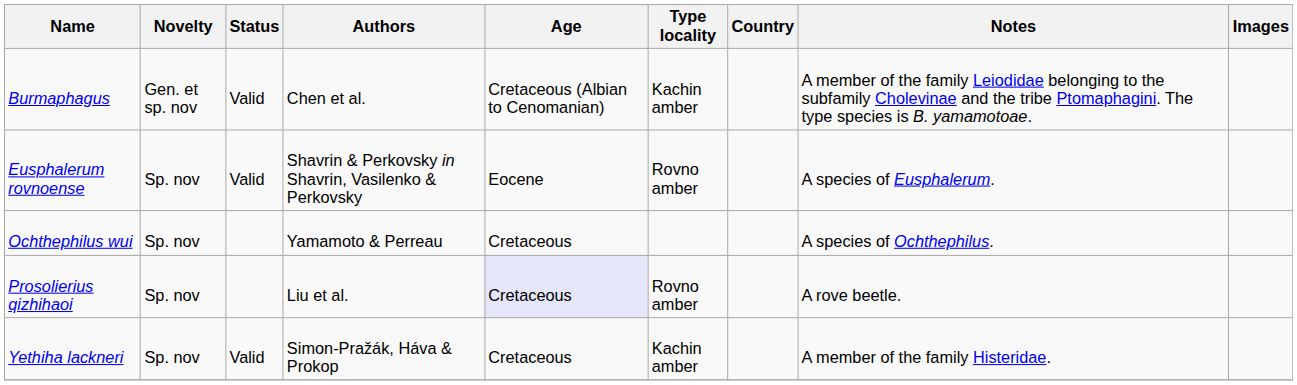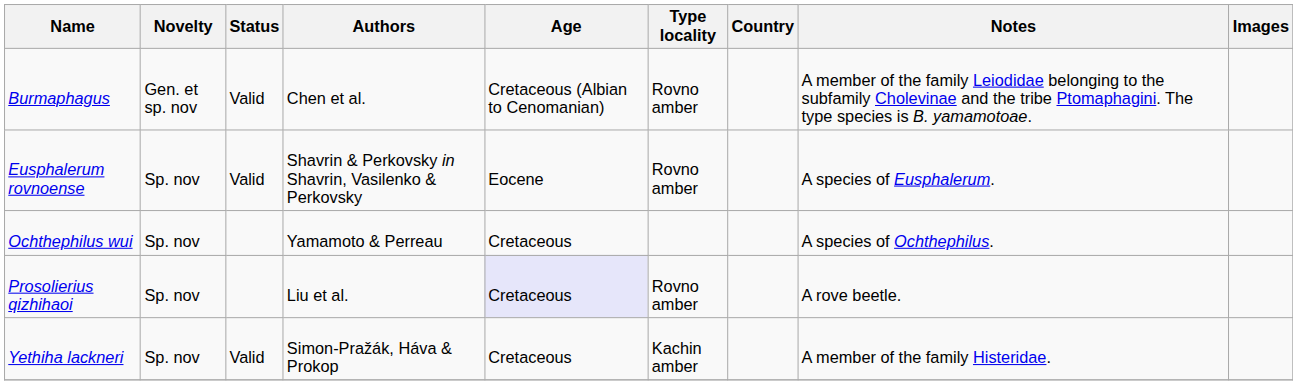(677, 98) Kachin amber -> (675, 98) Rovno amber
